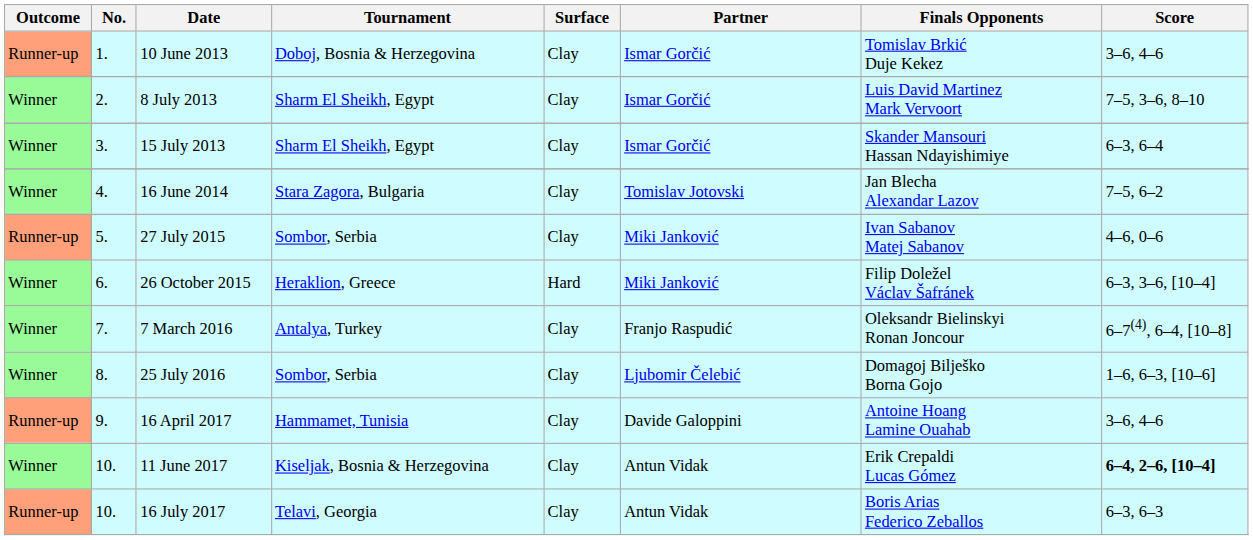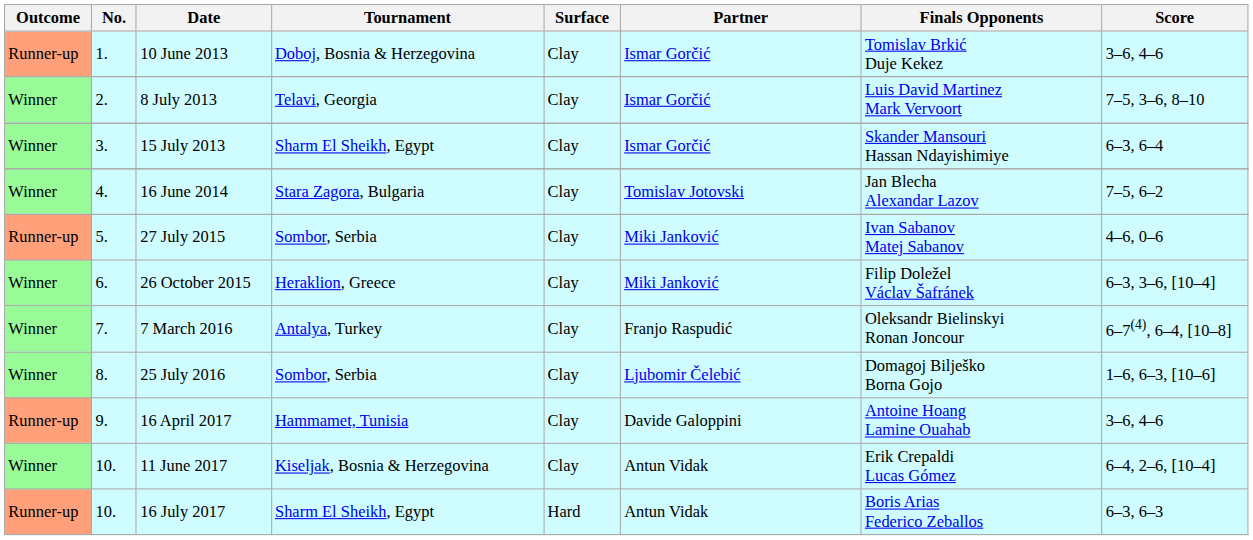(354, 99) Sharm El Sheikh, Egypt -> (326, 99) Telavi, Georgia
(564, 282) Hard -> (563, 282) Clay
(1161, 465) bold -> (1161, 465) normal
(326, 511) Telavi, Georgia -> (354, 511) Sharm El Sheikh, Egypt
(563, 511) Clay -> (564, 511) Hard
